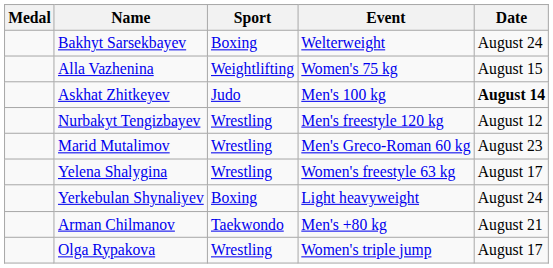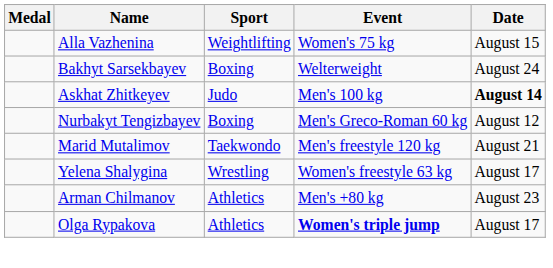rows swapped: (122, 43) <-> (106, 69)
(242, 120) Wrestling -> (231, 120) Boxing
(372, 120) Men's freestyle 120 kg -> (383, 120) Men's Greco-Roman 60 kg
(242, 146) Wrestling -> (244, 146) Taekwondo
(386, 146) Men's Greco-Roman 60 kg -> (369, 146) Men's freestyle 120 kg
(510, 146) August 23 -> (507, 146) August 21
- row: (131, 198)
(247, 224) Taekwondo -> (236, 198) Athletics
(510, 224) August 21 -> (507, 198) August 23
(242, 249) Wrestling -> (236, 224) Athletics
(366, 249) normal -> (369, 224) bold
